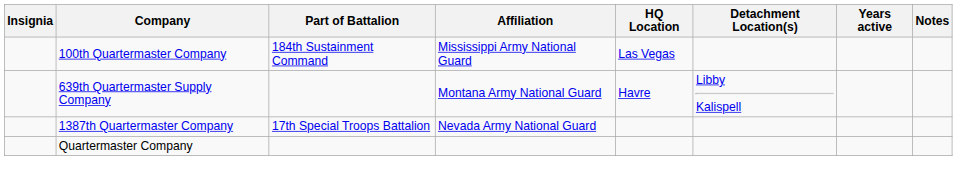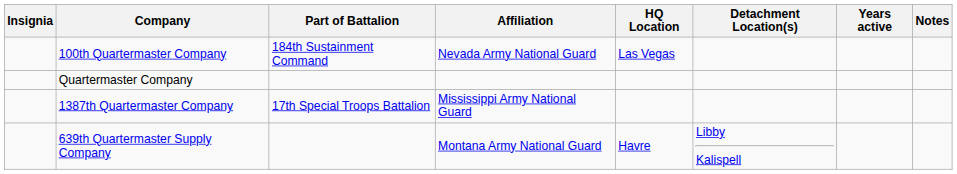(507, 53) Mississippi Army National Guard -> (517, 53) Nevada Army National Guard
rows swapped: (135, 93) <-> (126, 146)
(517, 126) Nevada Army National Guard -> (507, 106) Mississippi Army National Guard
